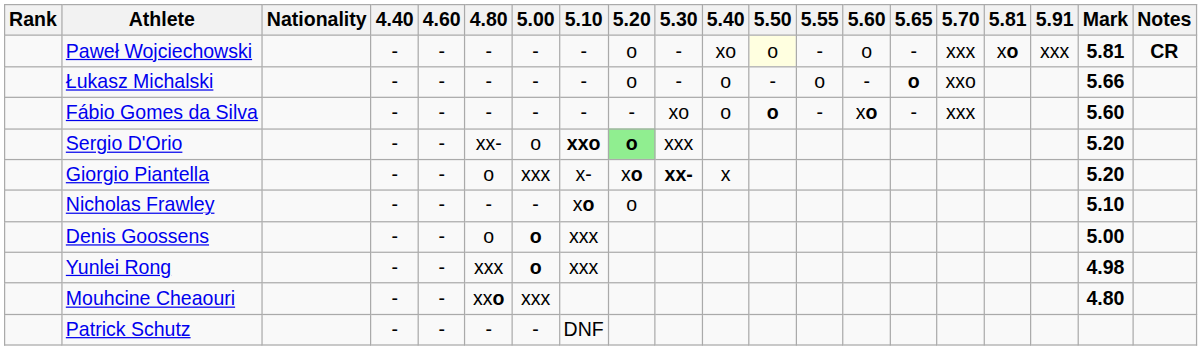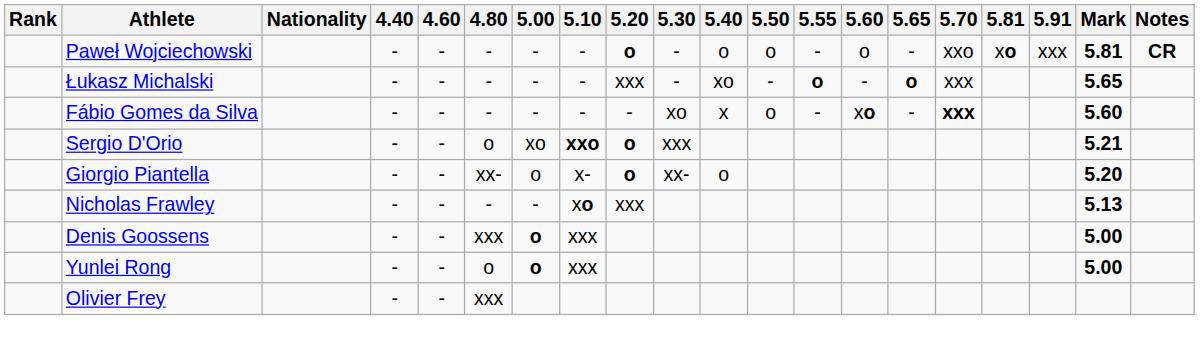(632, 50) normal -> (630, 50) bold
(726, 50) xo -> (724, 50) o
(773, 50) lightyellow background -> (771, 50) no background
(961, 50) xxx -> (959, 50) xxo
(632, 81) o -> (630, 81) xxx
(726, 81) o -> (724, 81) xo
(820, 81) normal -> (818, 81) bold
(961, 81) xxo -> (959, 81) xxx
(1105, 81) 5.66 -> (1103, 81) 5.65
(726, 112) o -> (724, 112) x
(773, 112) bold -> (771, 112) normal
(961, 112) normal -> (959, 112) bold
(489, 143) xx- -> (489, 143) o
(536, 143) o -> (536, 143) xo
(632, 143) lightgreen background -> (630, 143) no background
(1105, 143) 5.20 -> (1103, 143) 5.21
(489, 174) o -> (489, 174) xx-
(536, 174) xxx -> (536, 174) o
(632, 174) xo -> (630, 174) o
(679, 174) bold -> (677, 174) normal
(726, 174) x -> (724, 174) o
(632, 205) o -> (630, 205) xxx
(1105, 205) 5.10 -> (1103, 205) 5.13
(489, 236) o -> (489, 236) xxx
(489, 267) xxx -> (489, 267) o
(1105, 267) 4.98 -> (1103, 267) 5.00
- row: (150, 298)
+ row: (116, 298)
- row: (128, 329)
